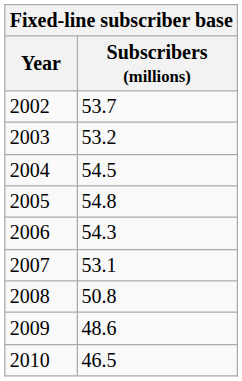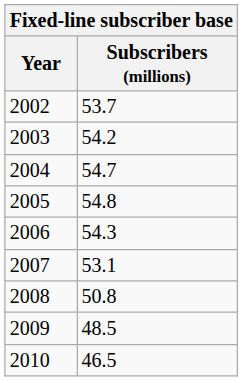(99, 138) 53.2 -> (99, 138) 54.2
(99, 169) 54.5 -> (99, 169) 54.7
(99, 328) 48.6 -> (99, 328) 48.5
